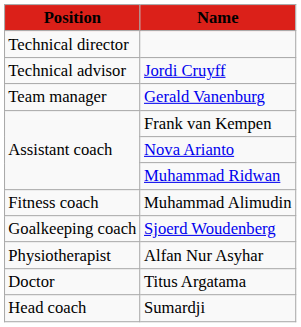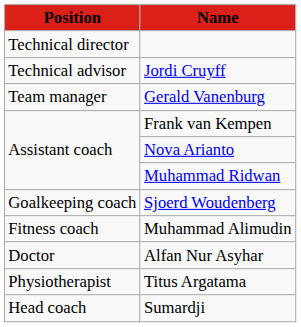rows swapped: (210, 228) <-> (218, 202)
(60, 255) Physiotherapist -> (31, 255) Doctor
(31, 281) Doctor -> (60, 281) Physiotherapist
